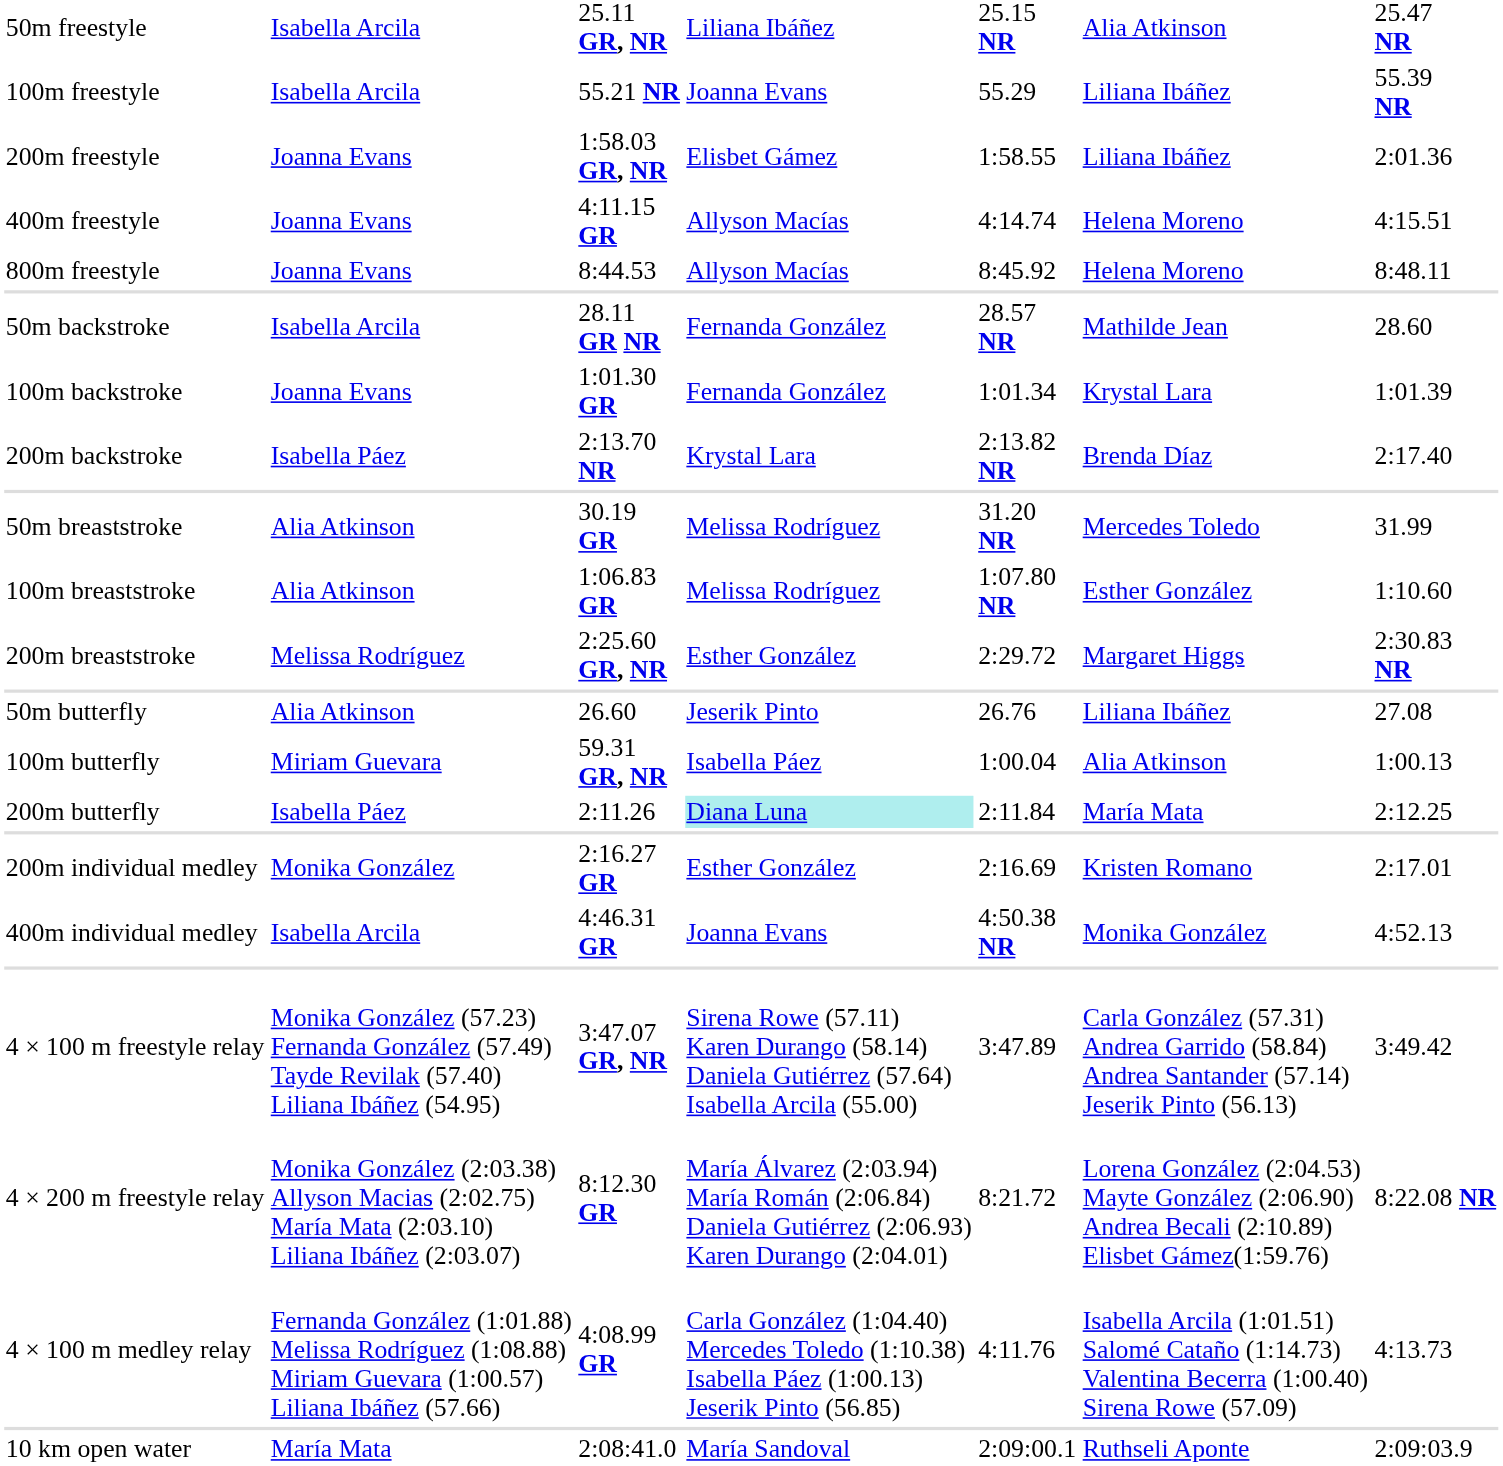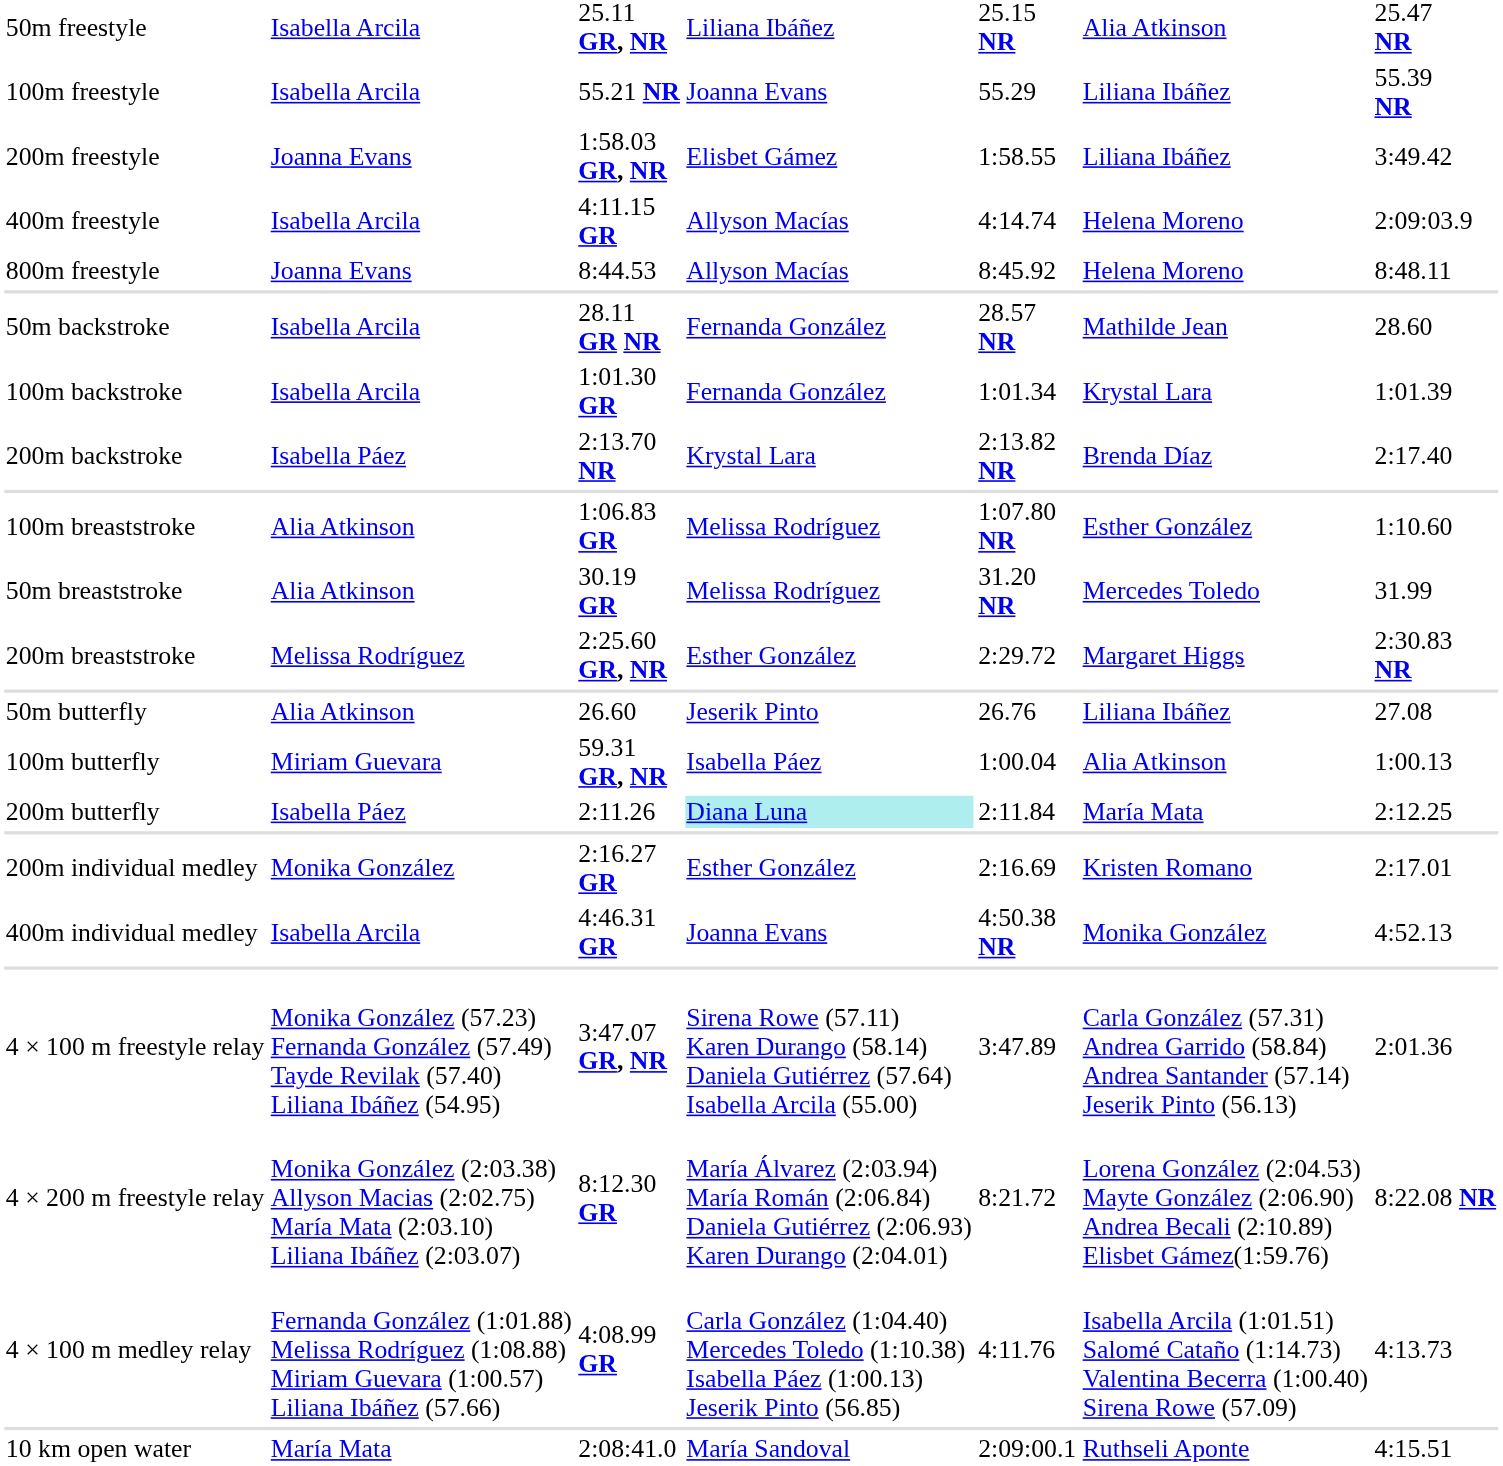(1414, 156) 2:01.36 -> (1414, 156) 3:49.42
(341, 220) Joanna Evans -> (345, 220) Isabella Arcila
(1414, 220) 4:15.51 -> (1424, 220) 2:09:03.9
(341, 391) Joanna Evans -> (345, 391) Isabella Arcila
rows swapped: (94, 526) <-> (101, 591)
(1414, 1046) 3:49.42 -> (1414, 1046) 2:01.36
(1424, 1449) 2:09:03.9 -> (1414, 1449) 4:15.51
